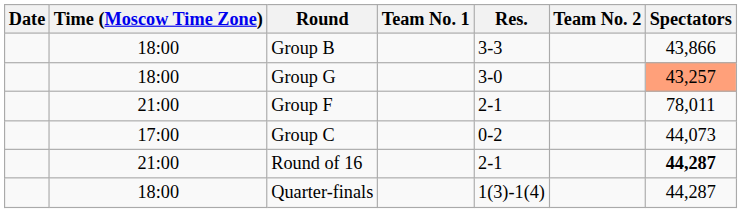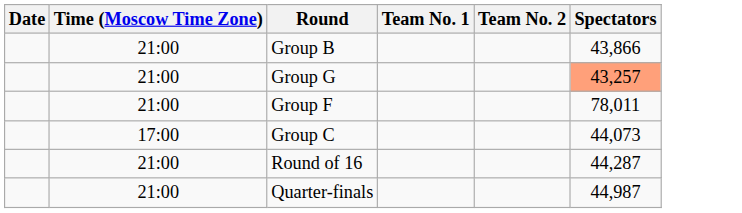- column: (511, 18)
(158, 47) 18:00 -> (158, 47) 21:00
(158, 76) 18:00 -> (158, 76) 21:00
(691, 163) bold -> (615, 163) normal
(158, 192) 18:00 -> (158, 192) 21:00
(691, 192) 44,287 -> (615, 192) 44,987
